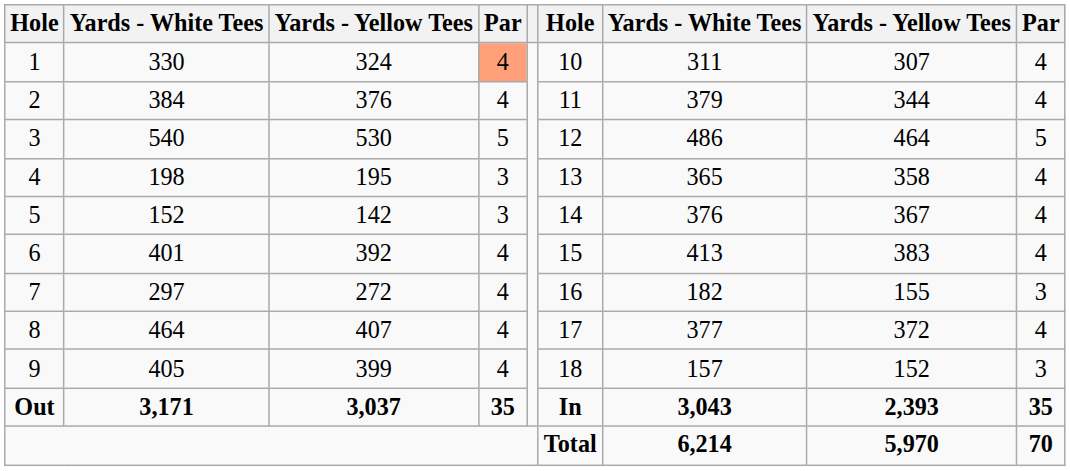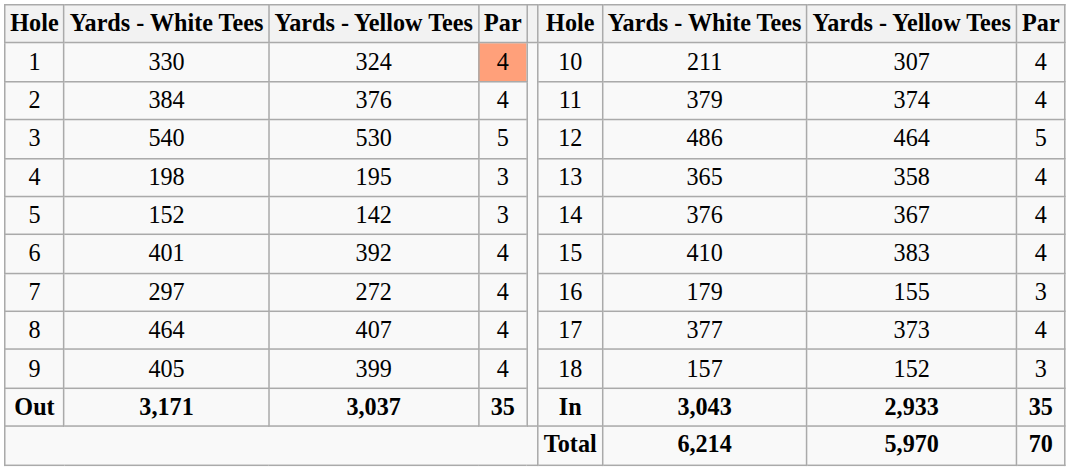(705, 61) 311 -> (705, 61) 211
(912, 100) 344 -> (912, 100) 374
(705, 253) 413 -> (705, 253) 410
(705, 291) 182 -> (705, 291) 179
(912, 330) 372 -> (912, 330) 373
(912, 406) 2,393 -> (912, 406) 2,933
